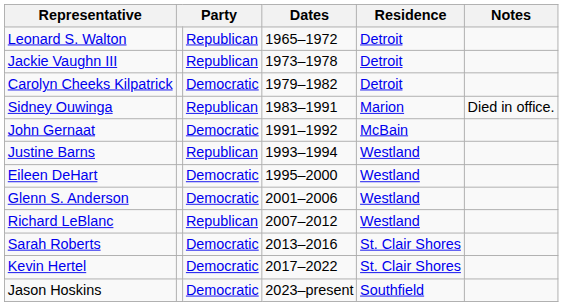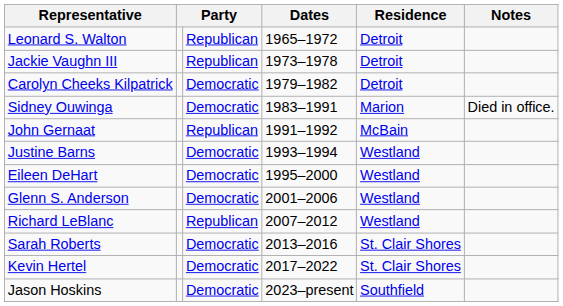(222, 107) Republican -> (222, 107) Democratic
(222, 130) Democratic -> (222, 130) Republican
(222, 152) Republican -> (222, 152) Democratic
